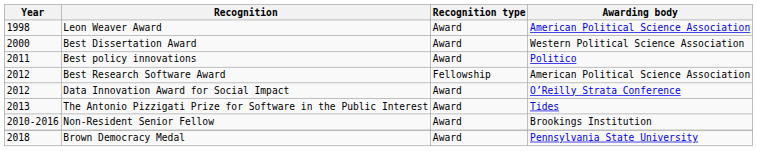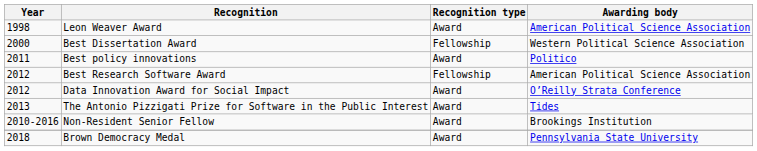(447, 44) Award -> (462, 44) Fellowship
